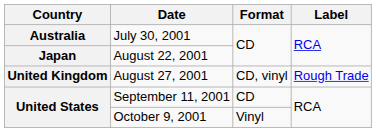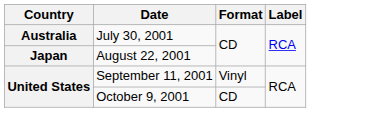- row: (161, 76)
(245, 96) CD -> (233, 76) Vinyl
(250, 117) Vinyl -> (228, 96) CD
